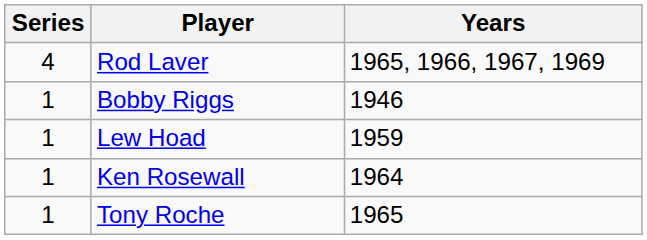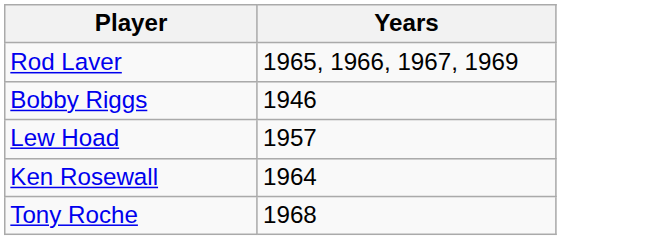- column: (48, 23)
(377, 138) 1959 -> (290, 138) 1957
(377, 215) 1965 -> (290, 215) 1968
